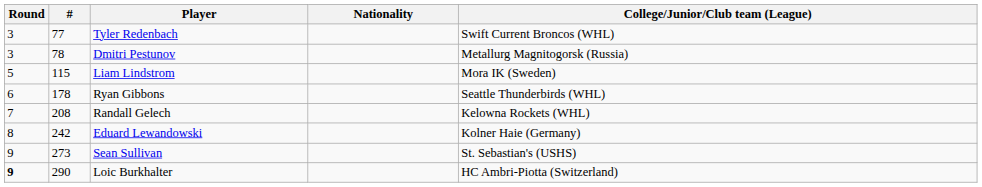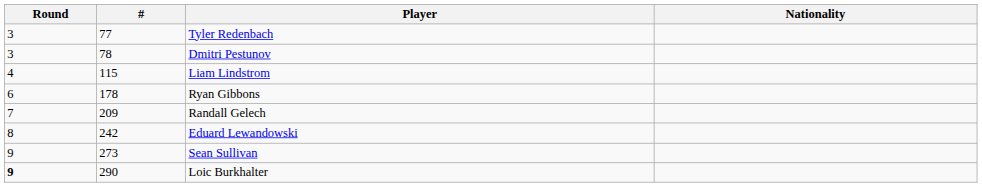- column: (718, 14)
(10, 73) 5 -> (10, 73) 4
(61, 113) 208 -> (109, 113) 209
